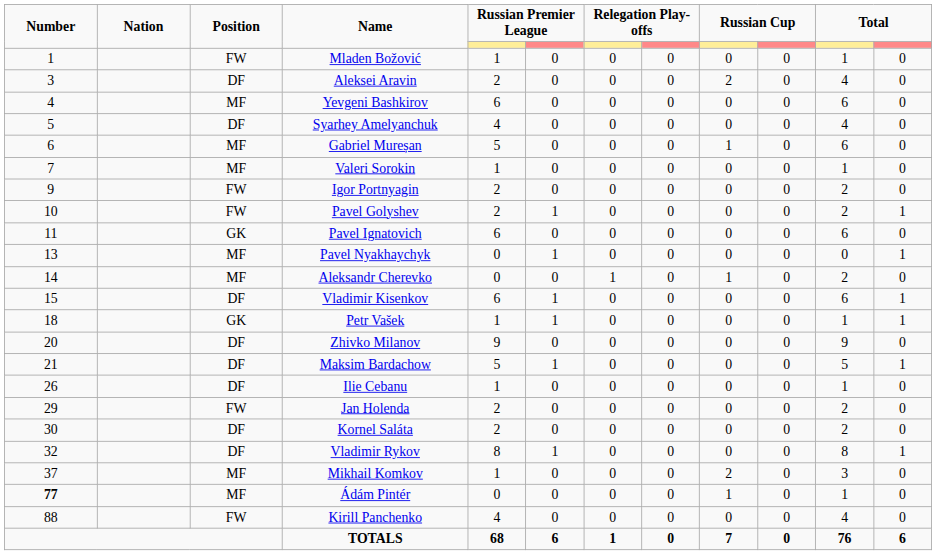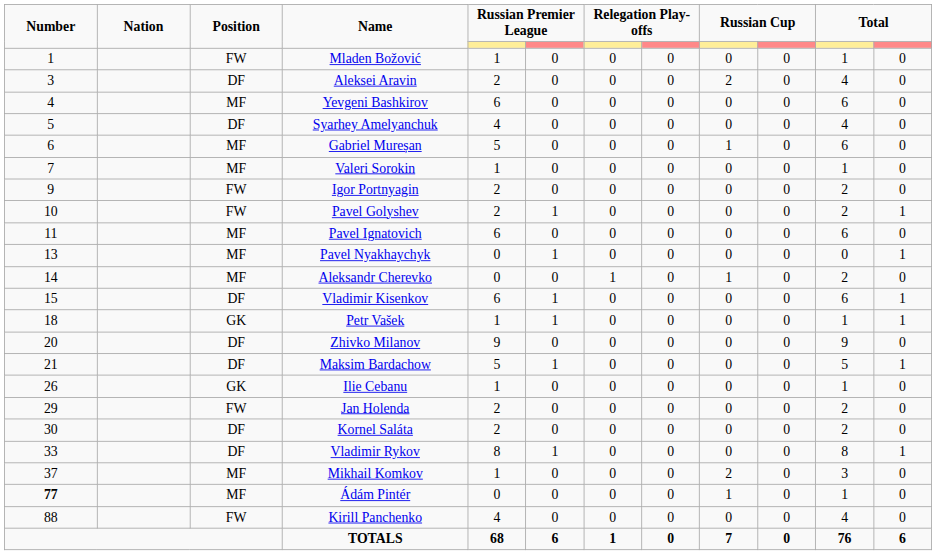(236, 233) GK -> (236, 233) MF
(236, 386) DF -> (236, 386) GK
(51, 451) 32 -> (51, 451) 33
